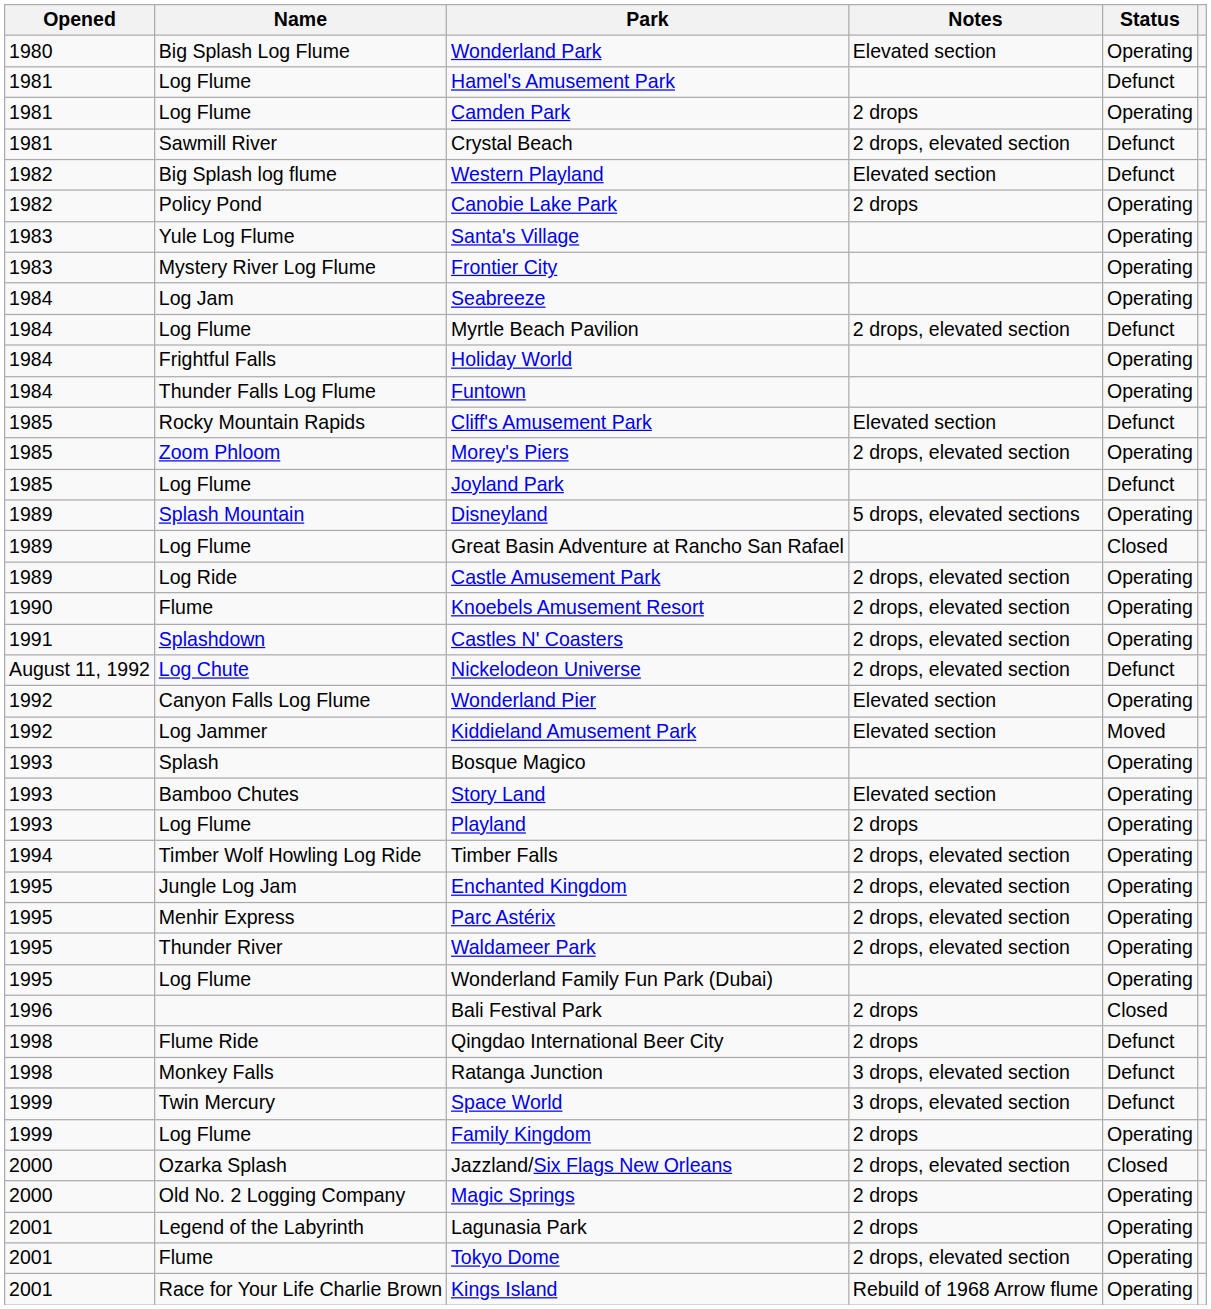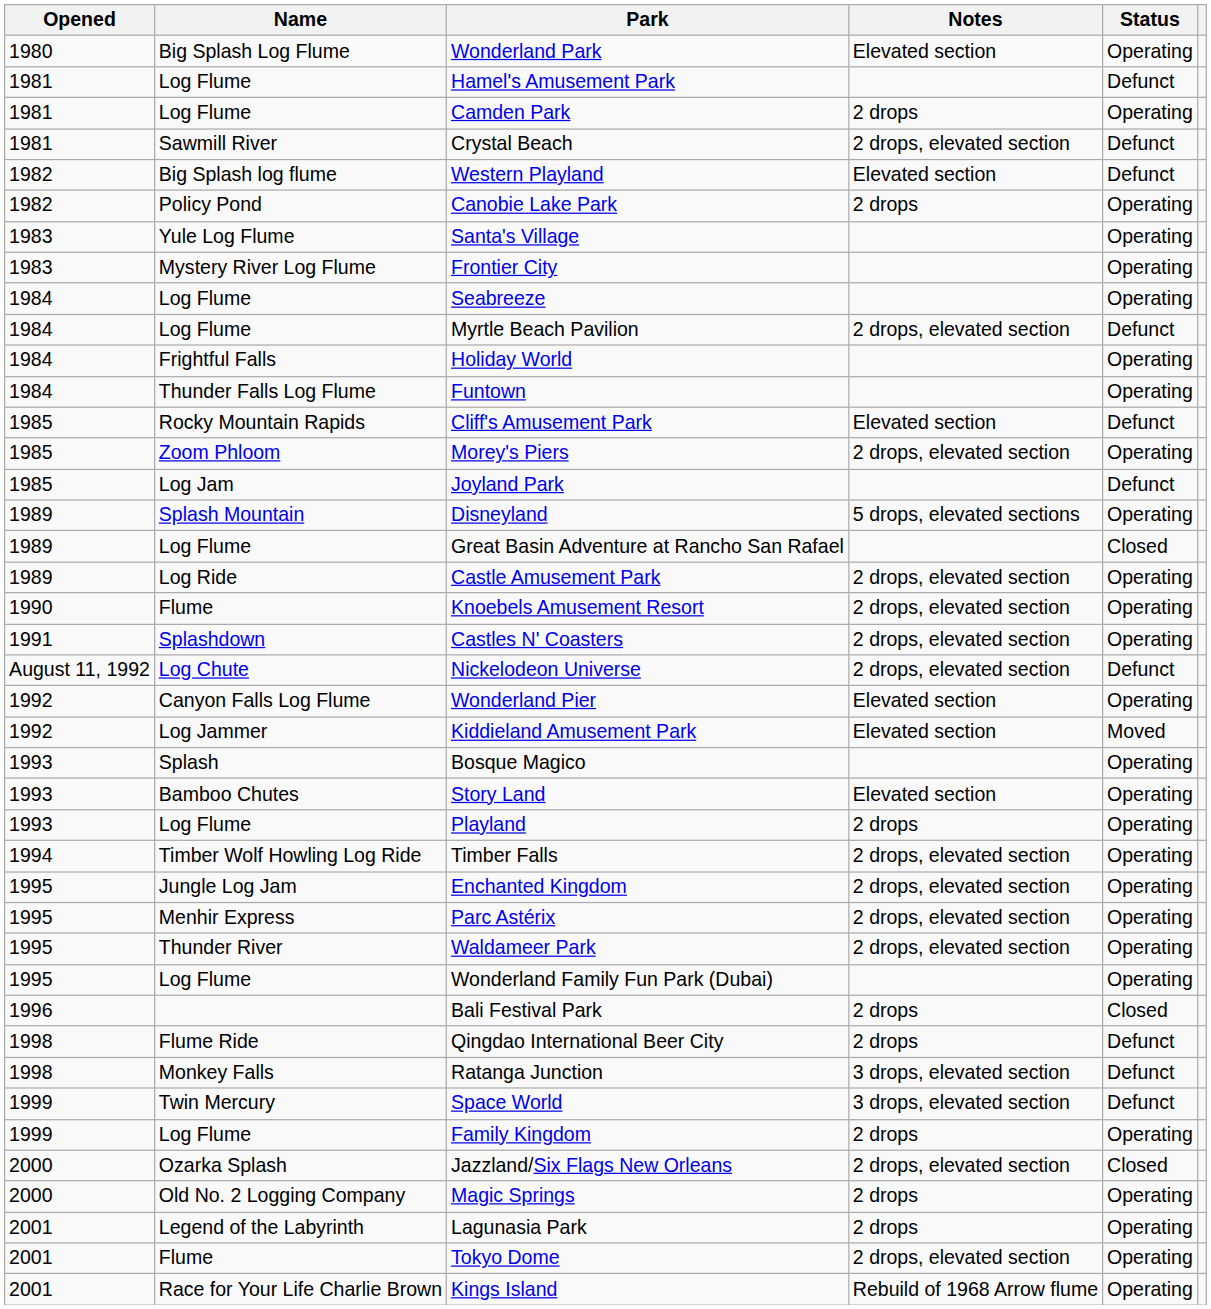(196, 298) Log Jam -> (205, 298) Log Flume
(205, 484) Log Flume -> (196, 484) Log Jam
